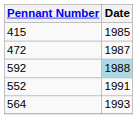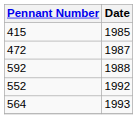(117, 68) lightblue background -> (117, 68) no background
(117, 86) 1991 -> (117, 86) 1992
